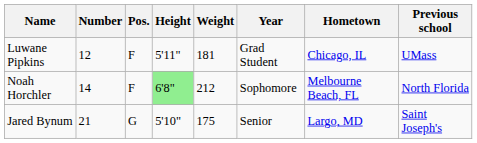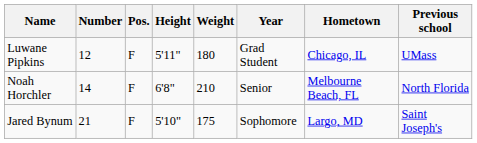(206, 54) 181 -> (206, 54) 180
(165, 87) lightgreen background -> (165, 87) no background
(206, 87) 212 -> (206, 87) 210
(268, 87) Sophomore -> (256, 87) Senior
(132, 121) G -> (131, 121) F
(256, 121) Senior -> (268, 121) Sophomore
